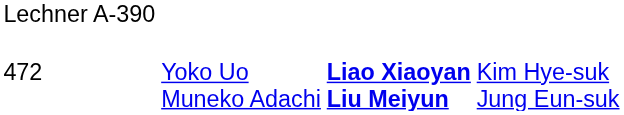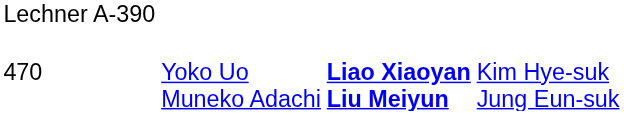(23, 72) 472 -> (23, 72) 470
